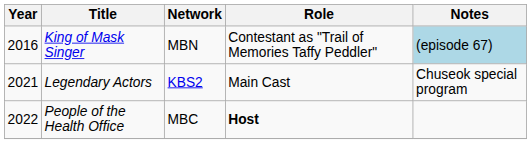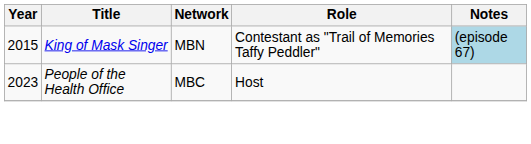(23, 44) 2016 -> (23, 44) 2015
- row: (98, 82)
(23, 119) 2022 -> (23, 82) 2023
(244, 119) bold -> (249, 82) normal
